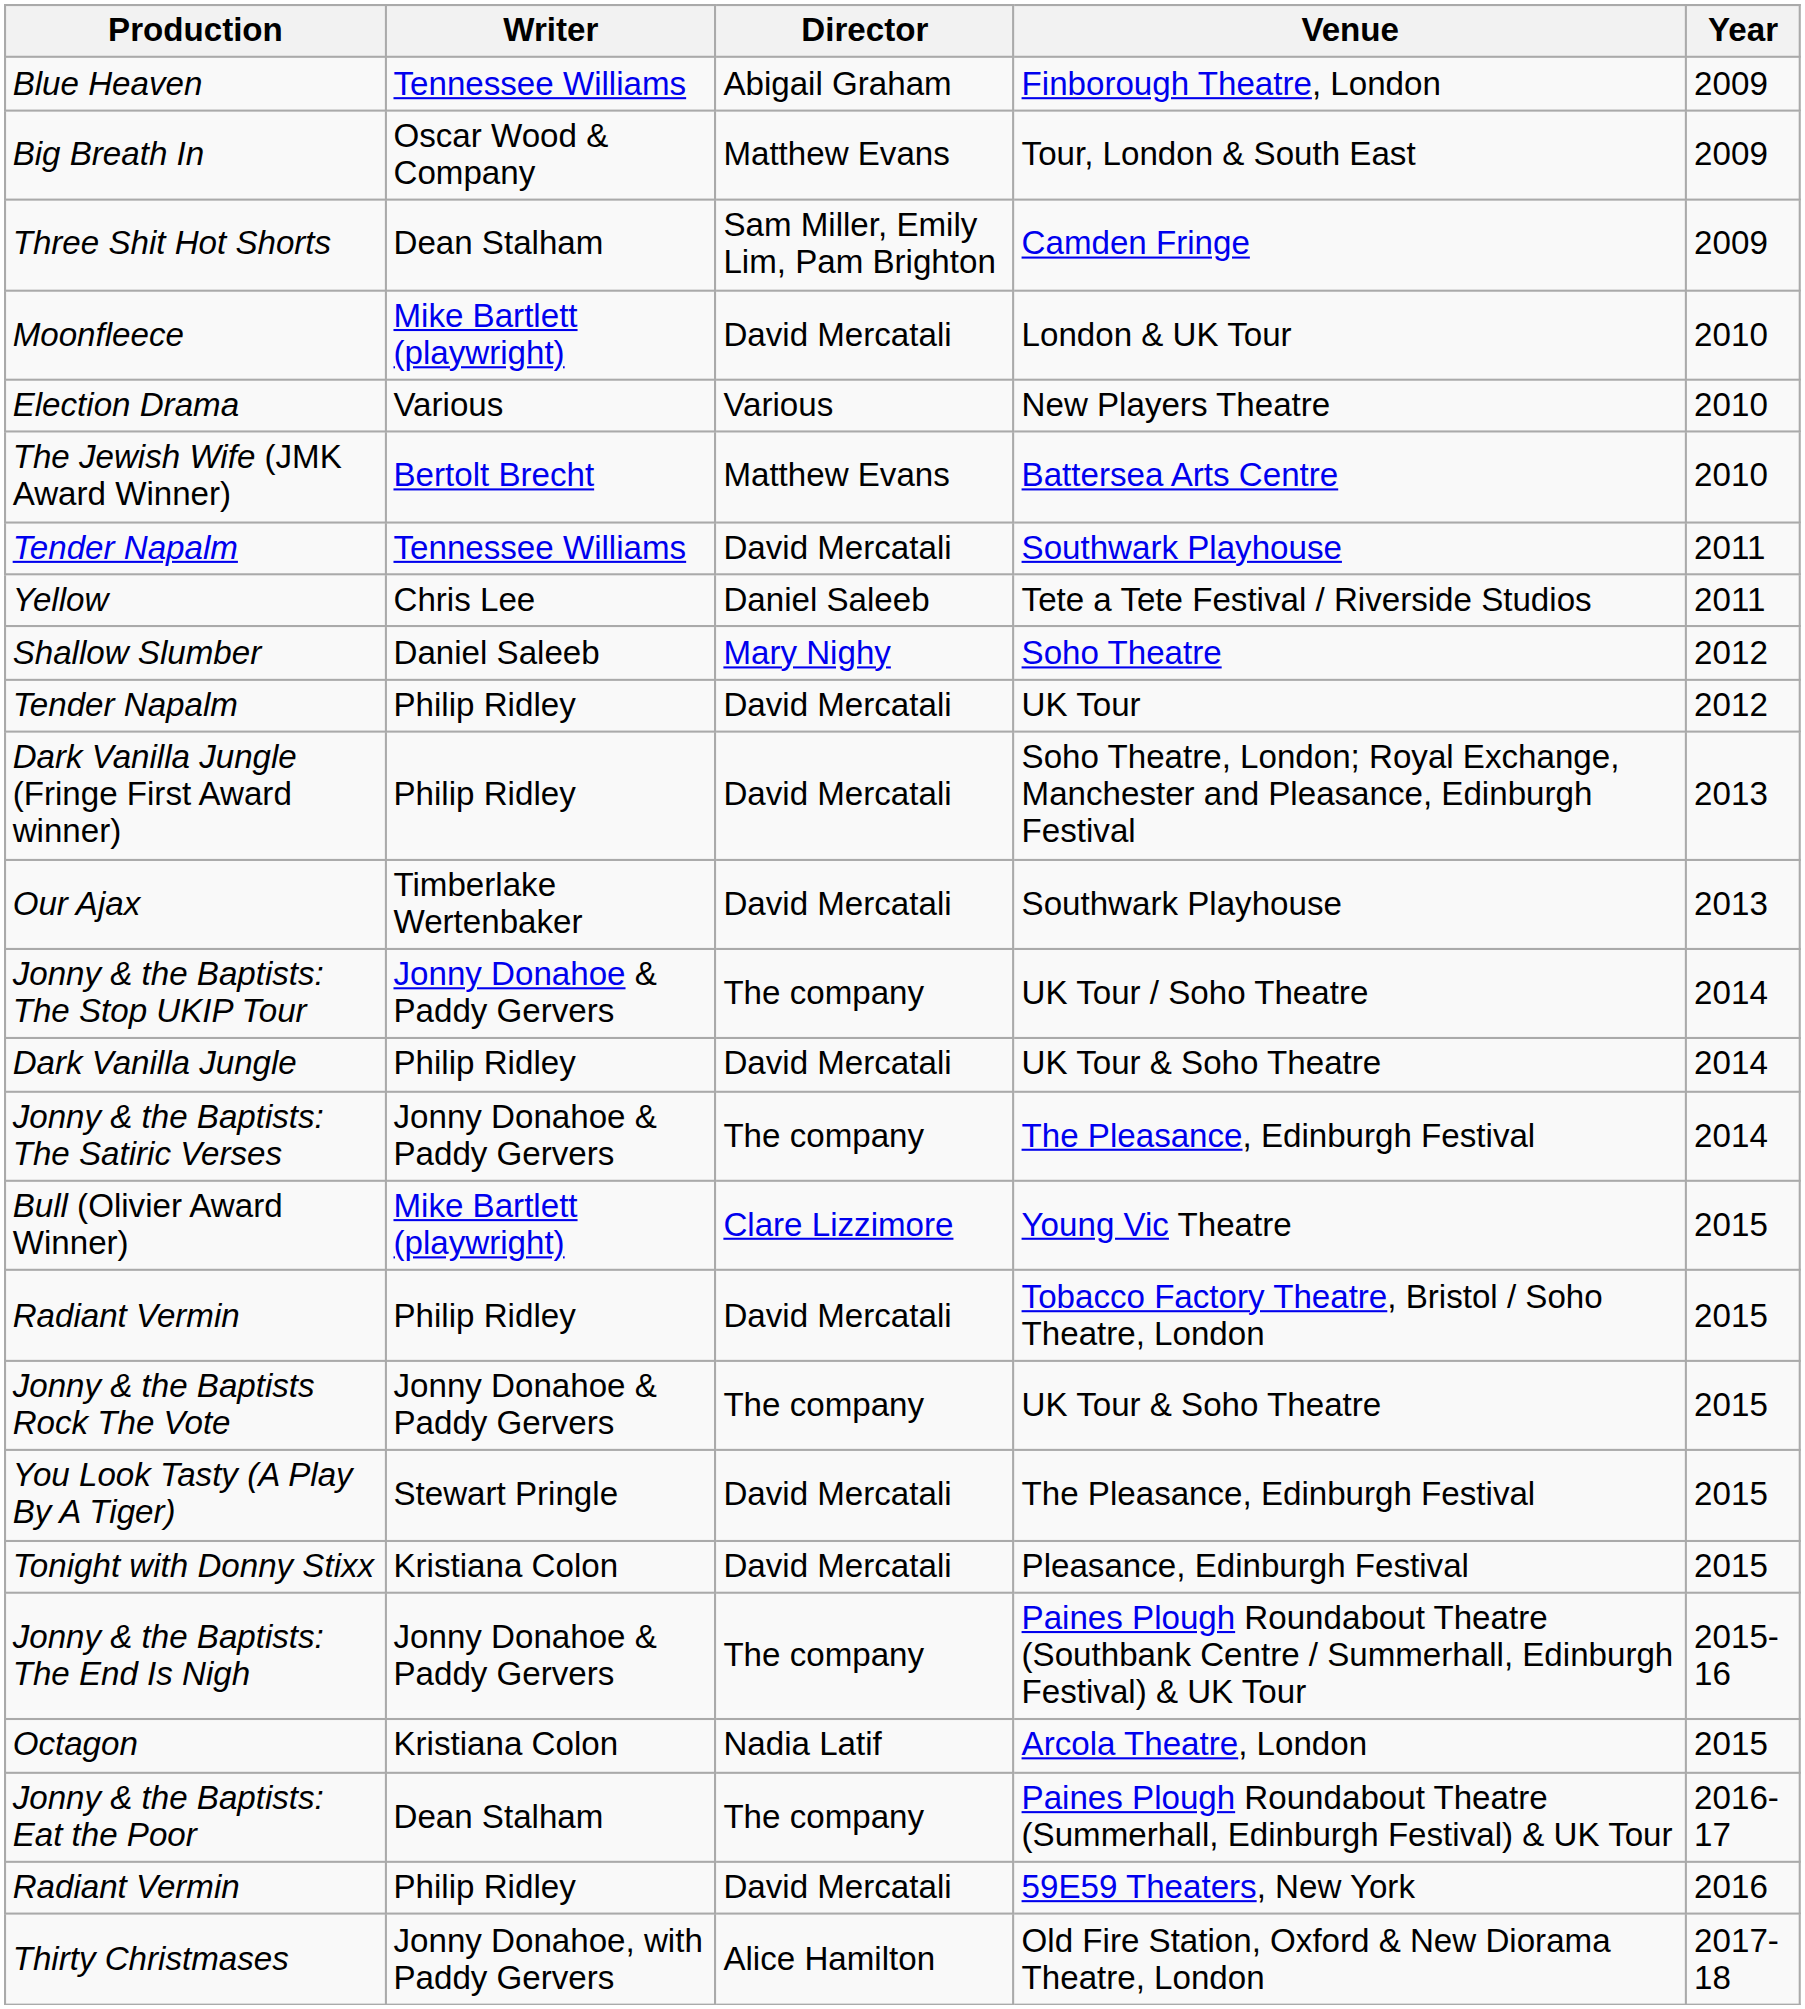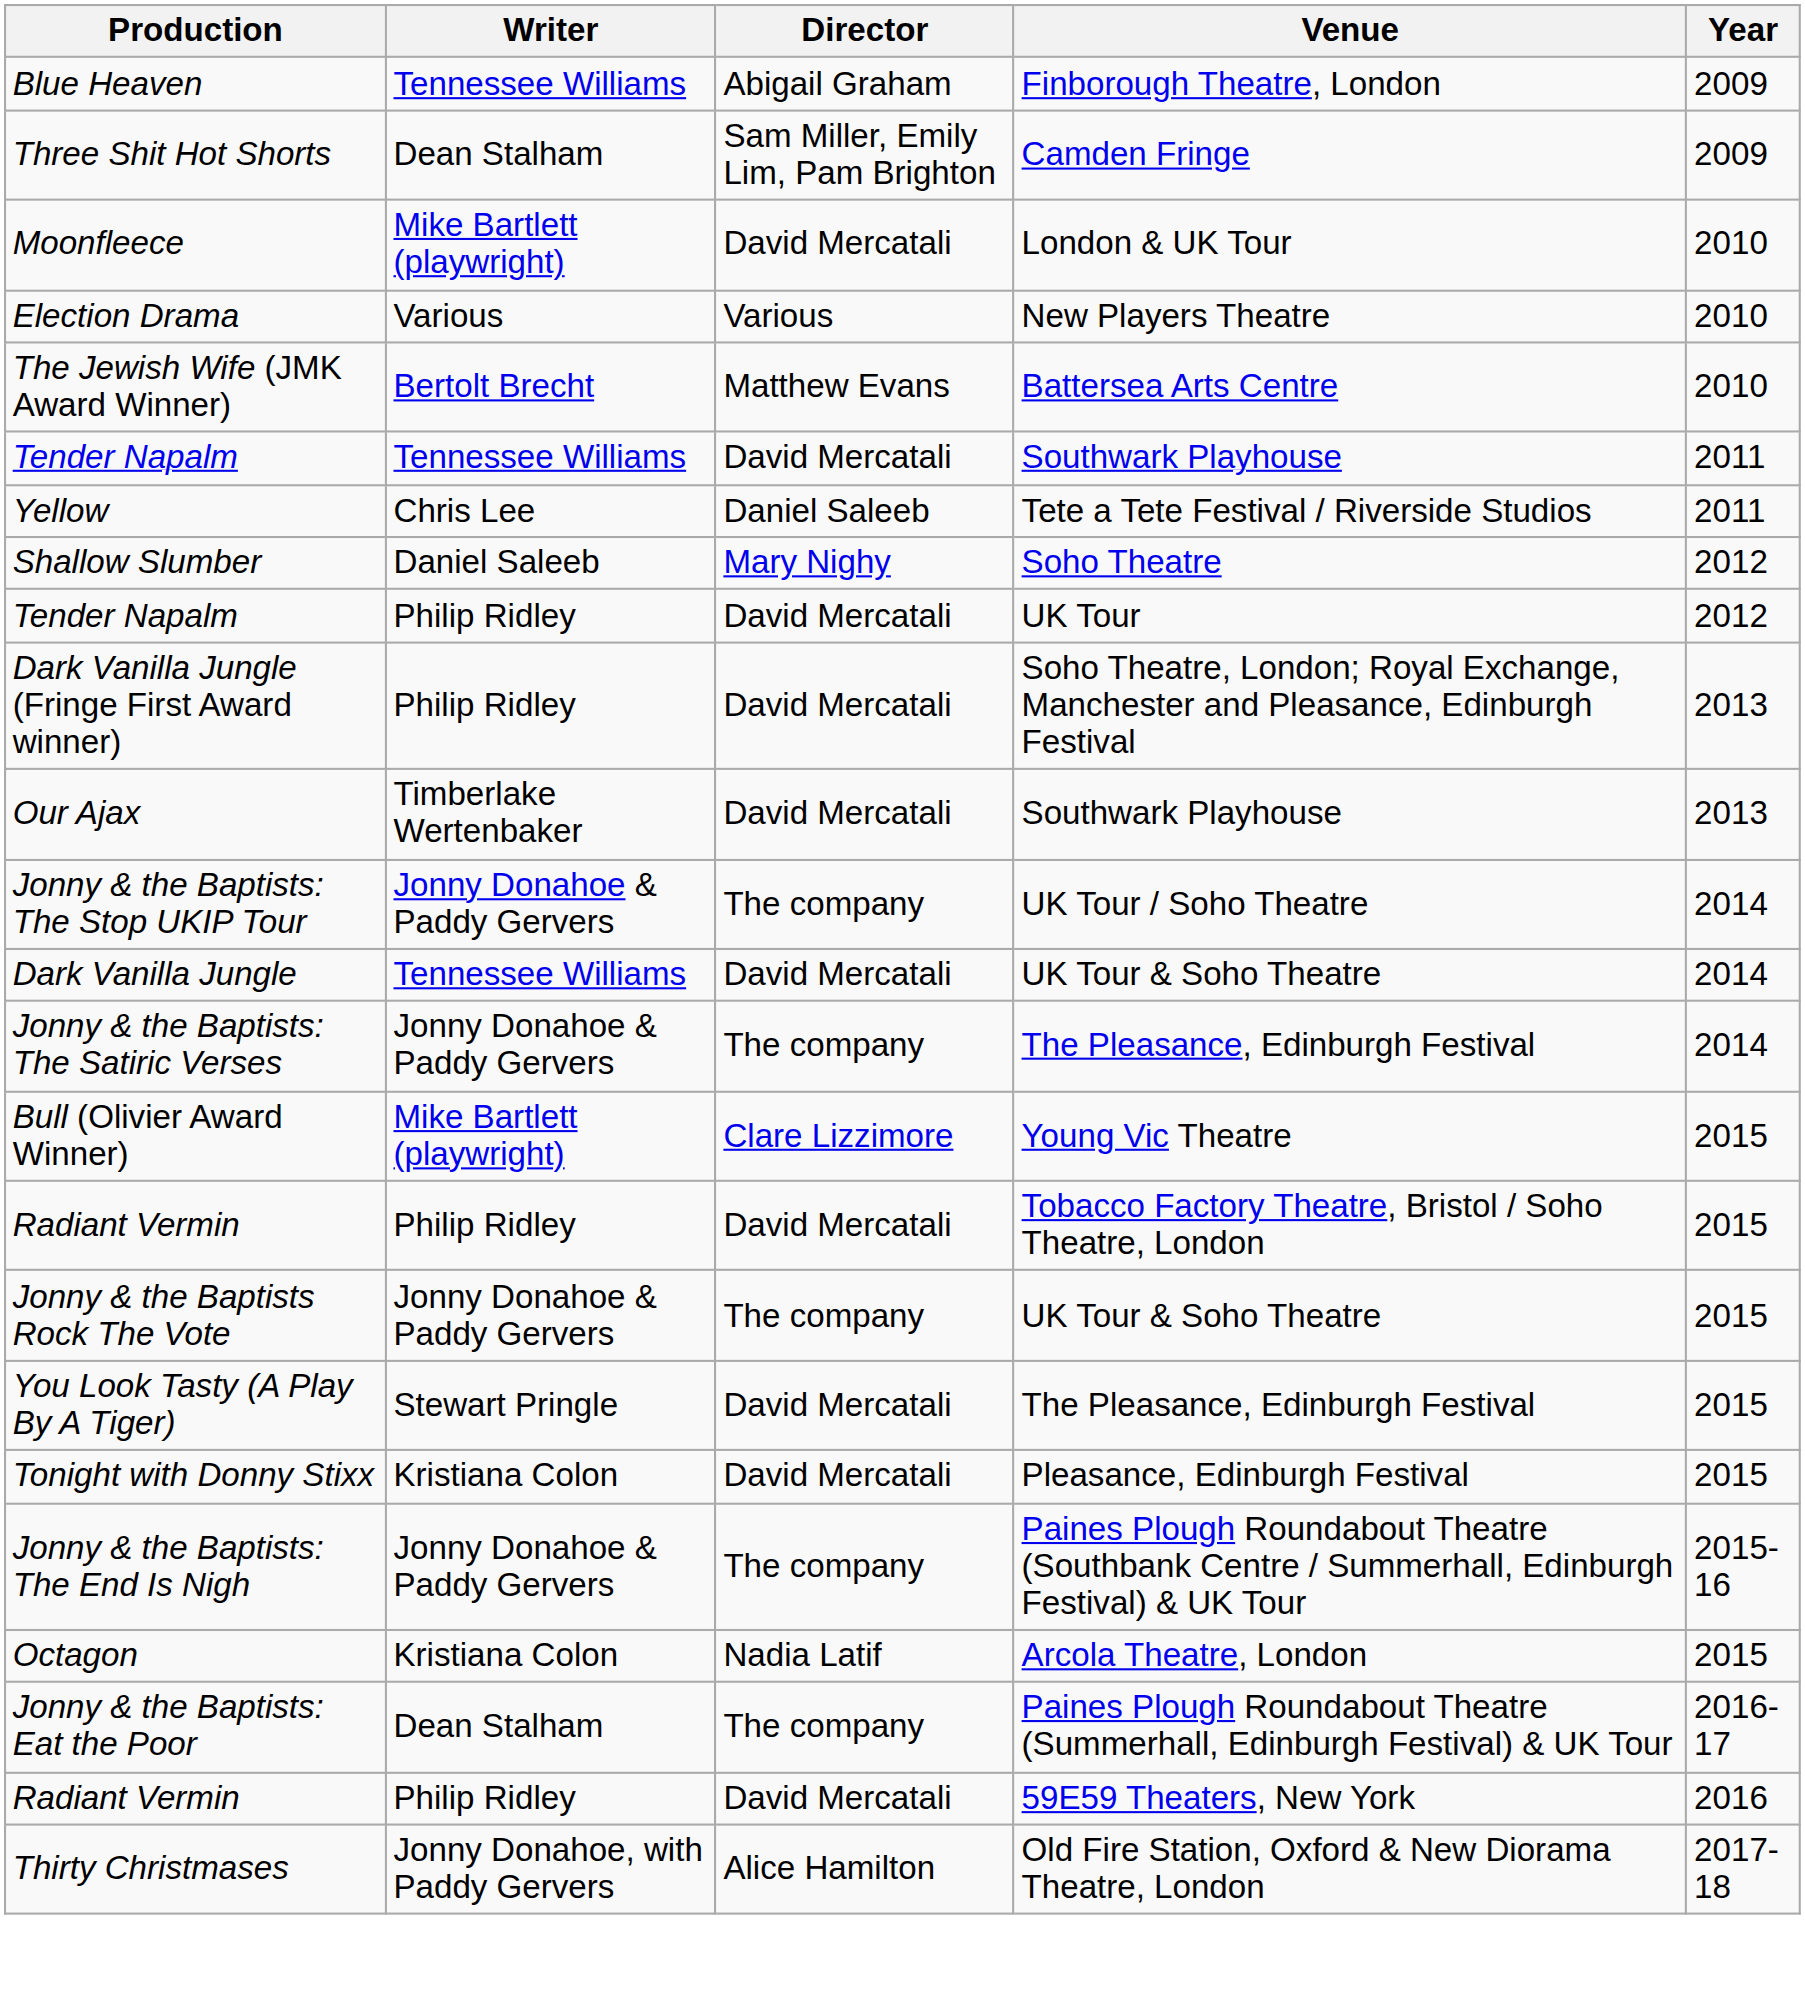- row: (108, 154)
(485, 1064) Philip Ridley -> (540, 974) Tennessee Williams
